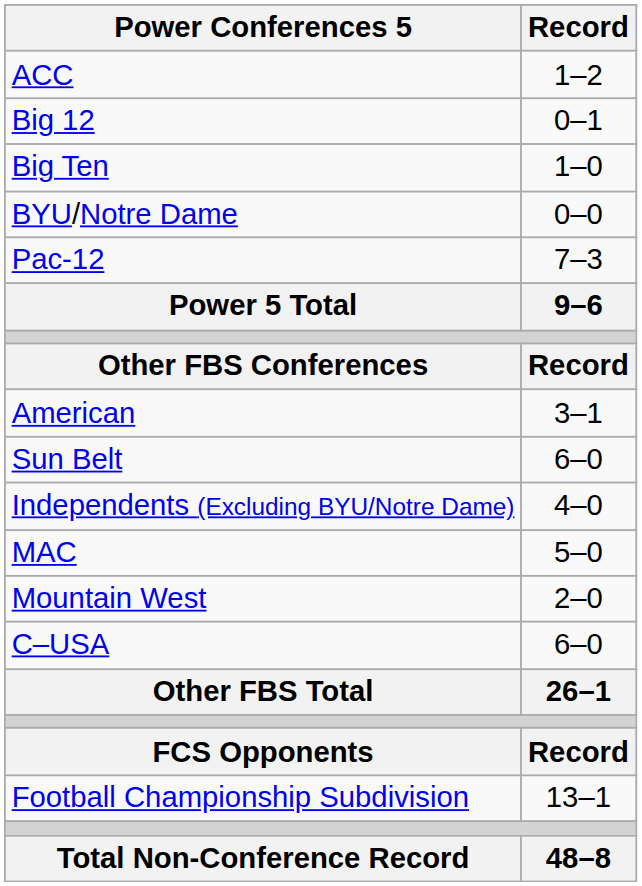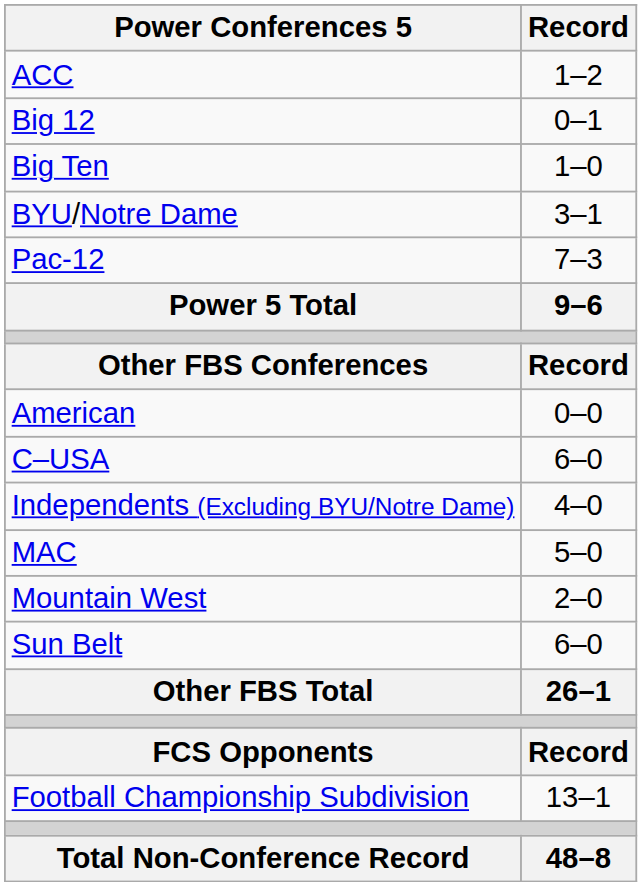(578, 213) 0–0 -> (578, 213) 3–1
(578, 412) 3–1 -> (578, 412) 0–0
rows swapped: (60, 644) <-> (67, 459)
